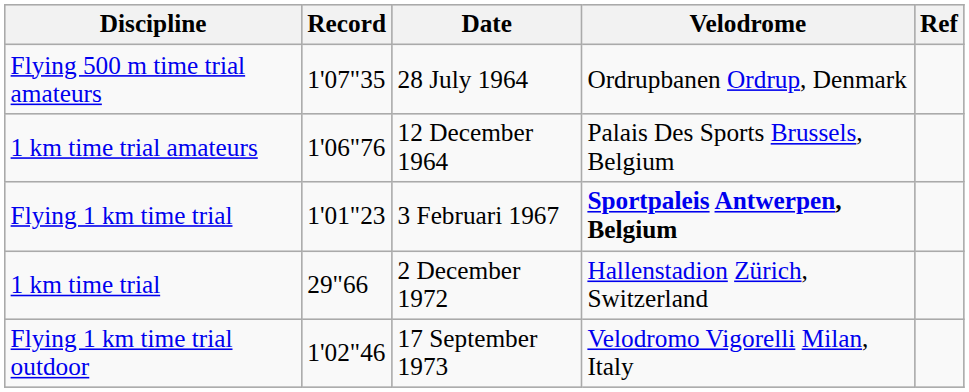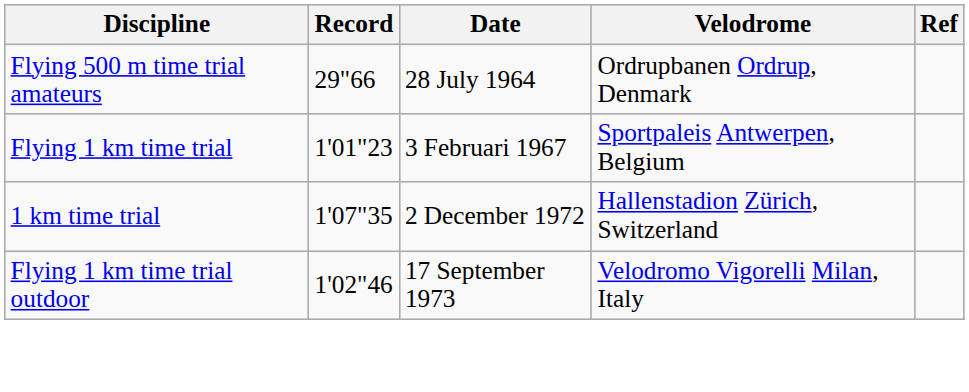(346, 78) 1'07"35 -> (345, 78) 29"66
- row: (134, 147)
(715, 215) bold -> (716, 147) normal
(338, 284) 29"66 -> (354, 215) 1'07"35
